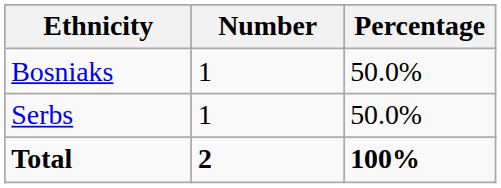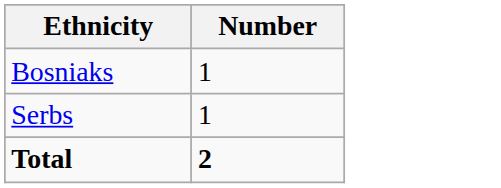- column: (420, 26)
